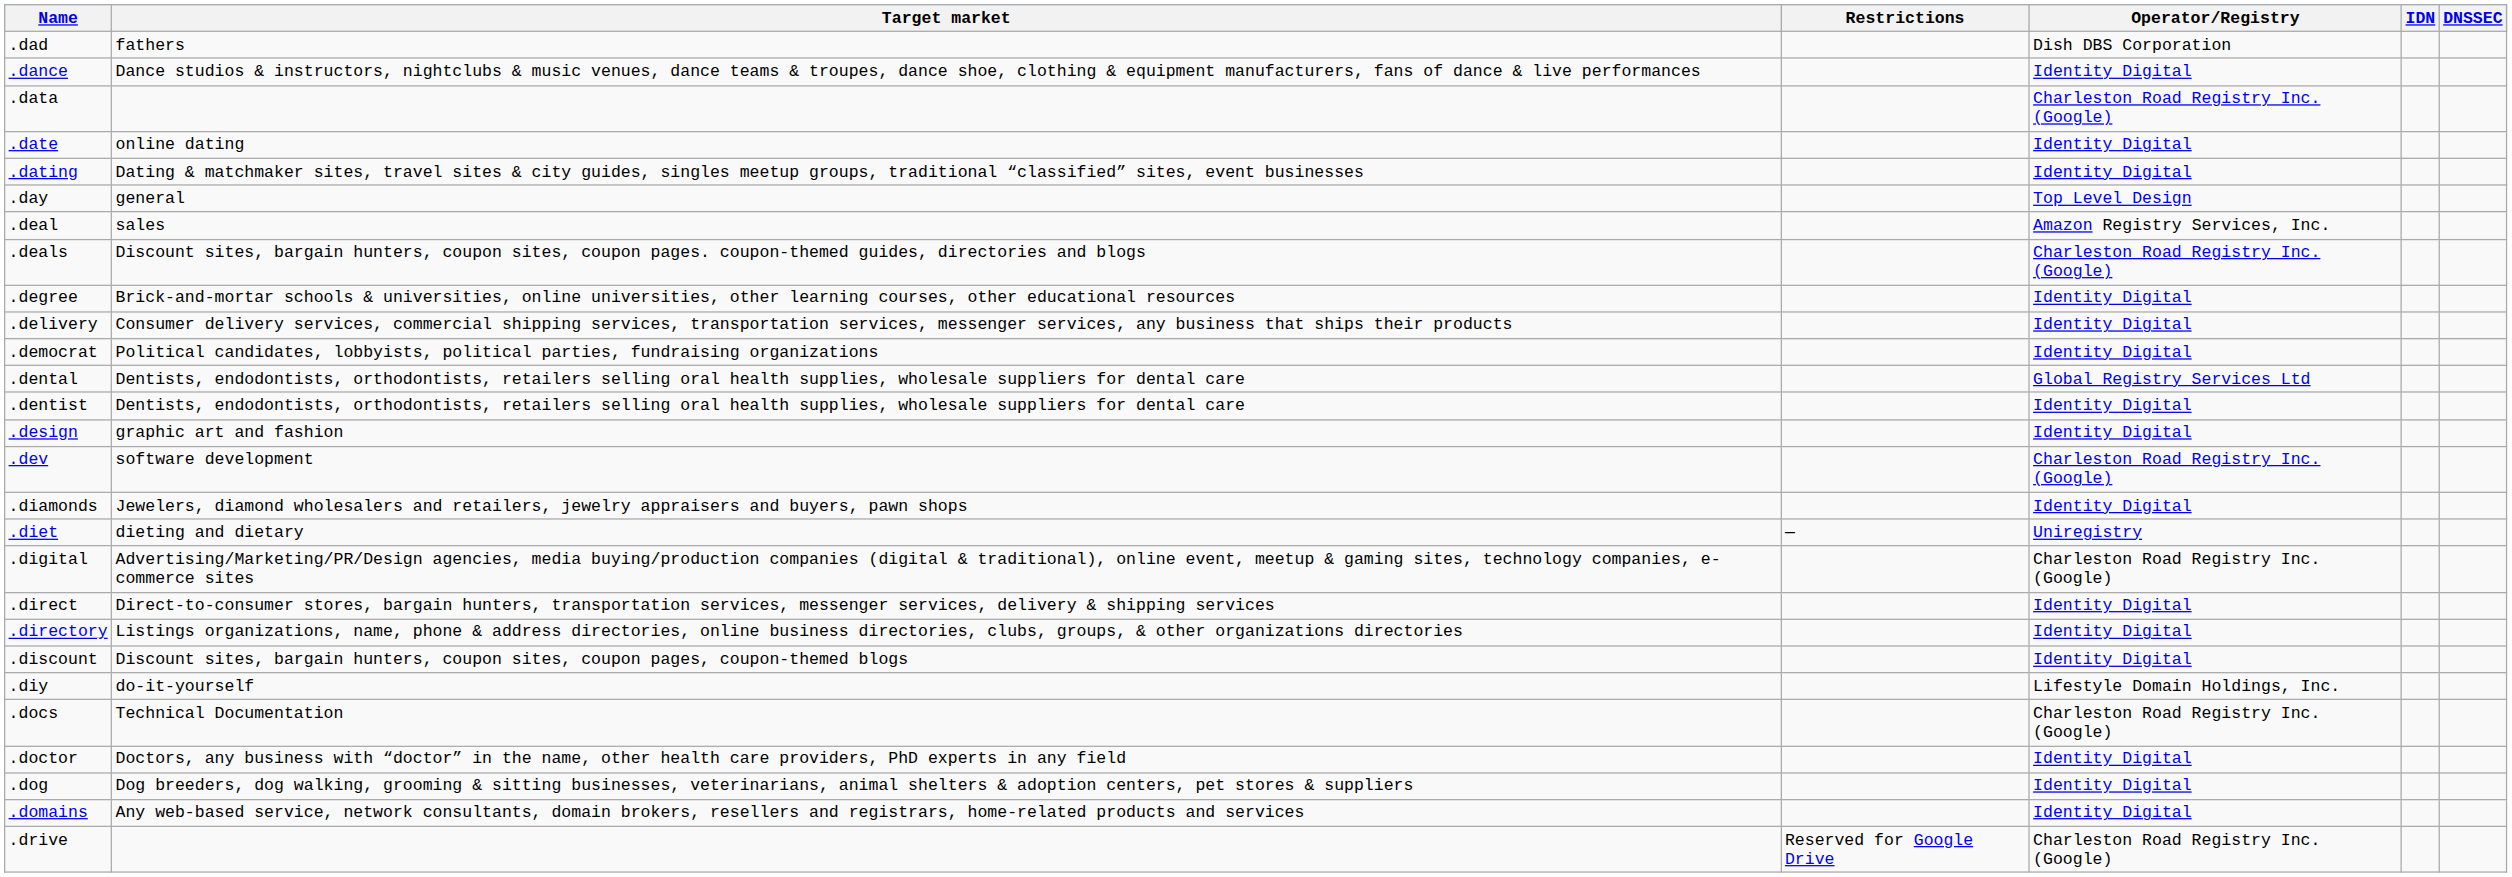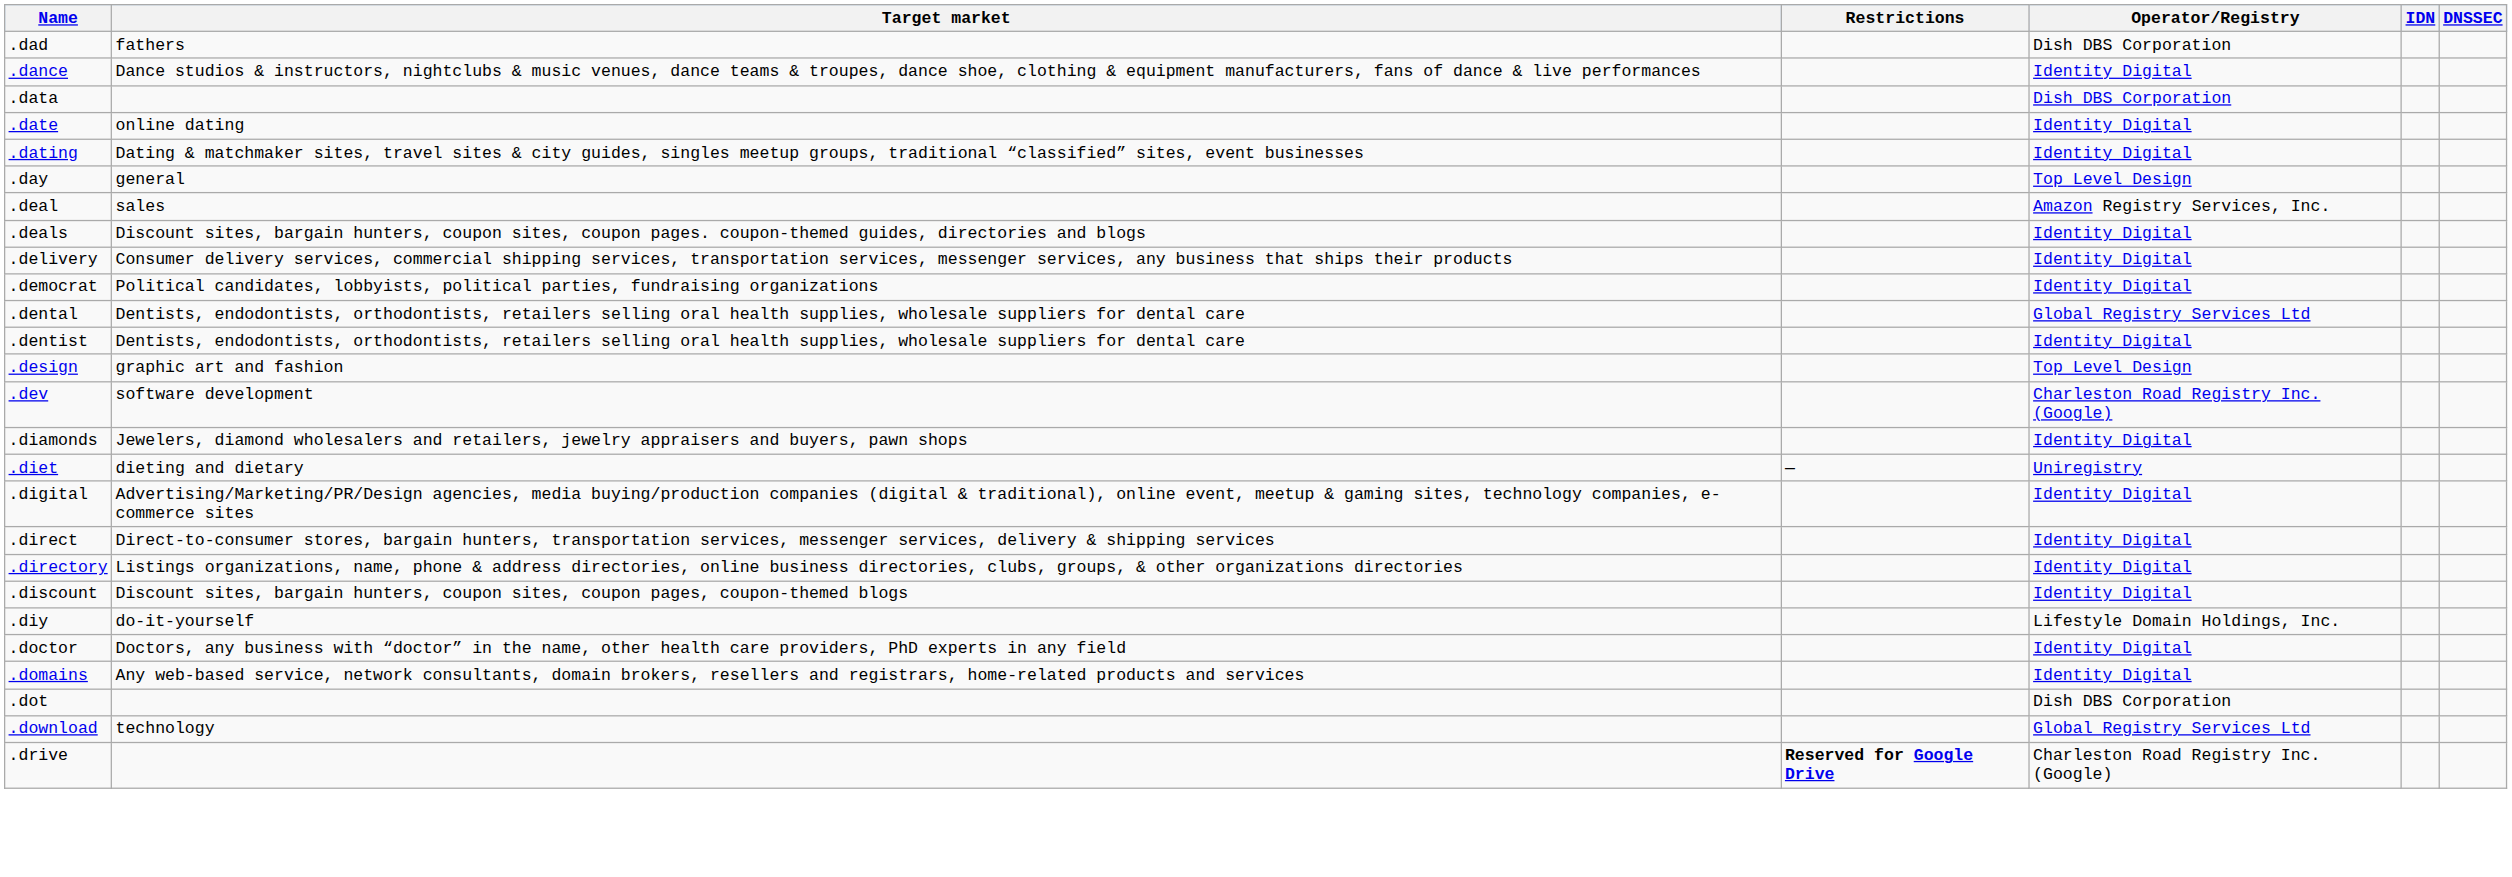(2177, 108) Charleston Road Registry Inc. (Google) -> (2132, 99) Dish DBS Corporation
(2177, 262) Charleston Road Registry Inc. (Google) -> (2112, 233) Identity Digital
- row: (43, 298)
(2112, 433) Identity Digital -> (2112, 368) Top Level Design
(2177, 569) Charleston Road Registry Inc. (Google) -> (2112, 495) Identity Digital
- row: (33, 713)
- row: (28, 786)
+ row: (28, 702)
+ row: (53, 729)
(1879, 849) normal -> (1879, 765) bold
